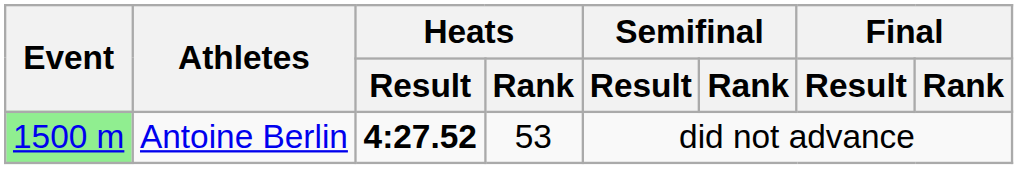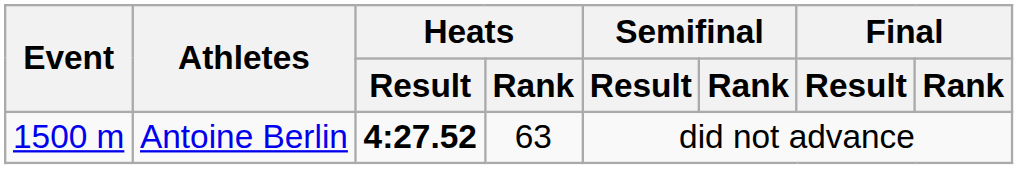(69, 138) lightgreen background -> (69, 138) no background
(533, 138) 53 -> (533, 138) 63
